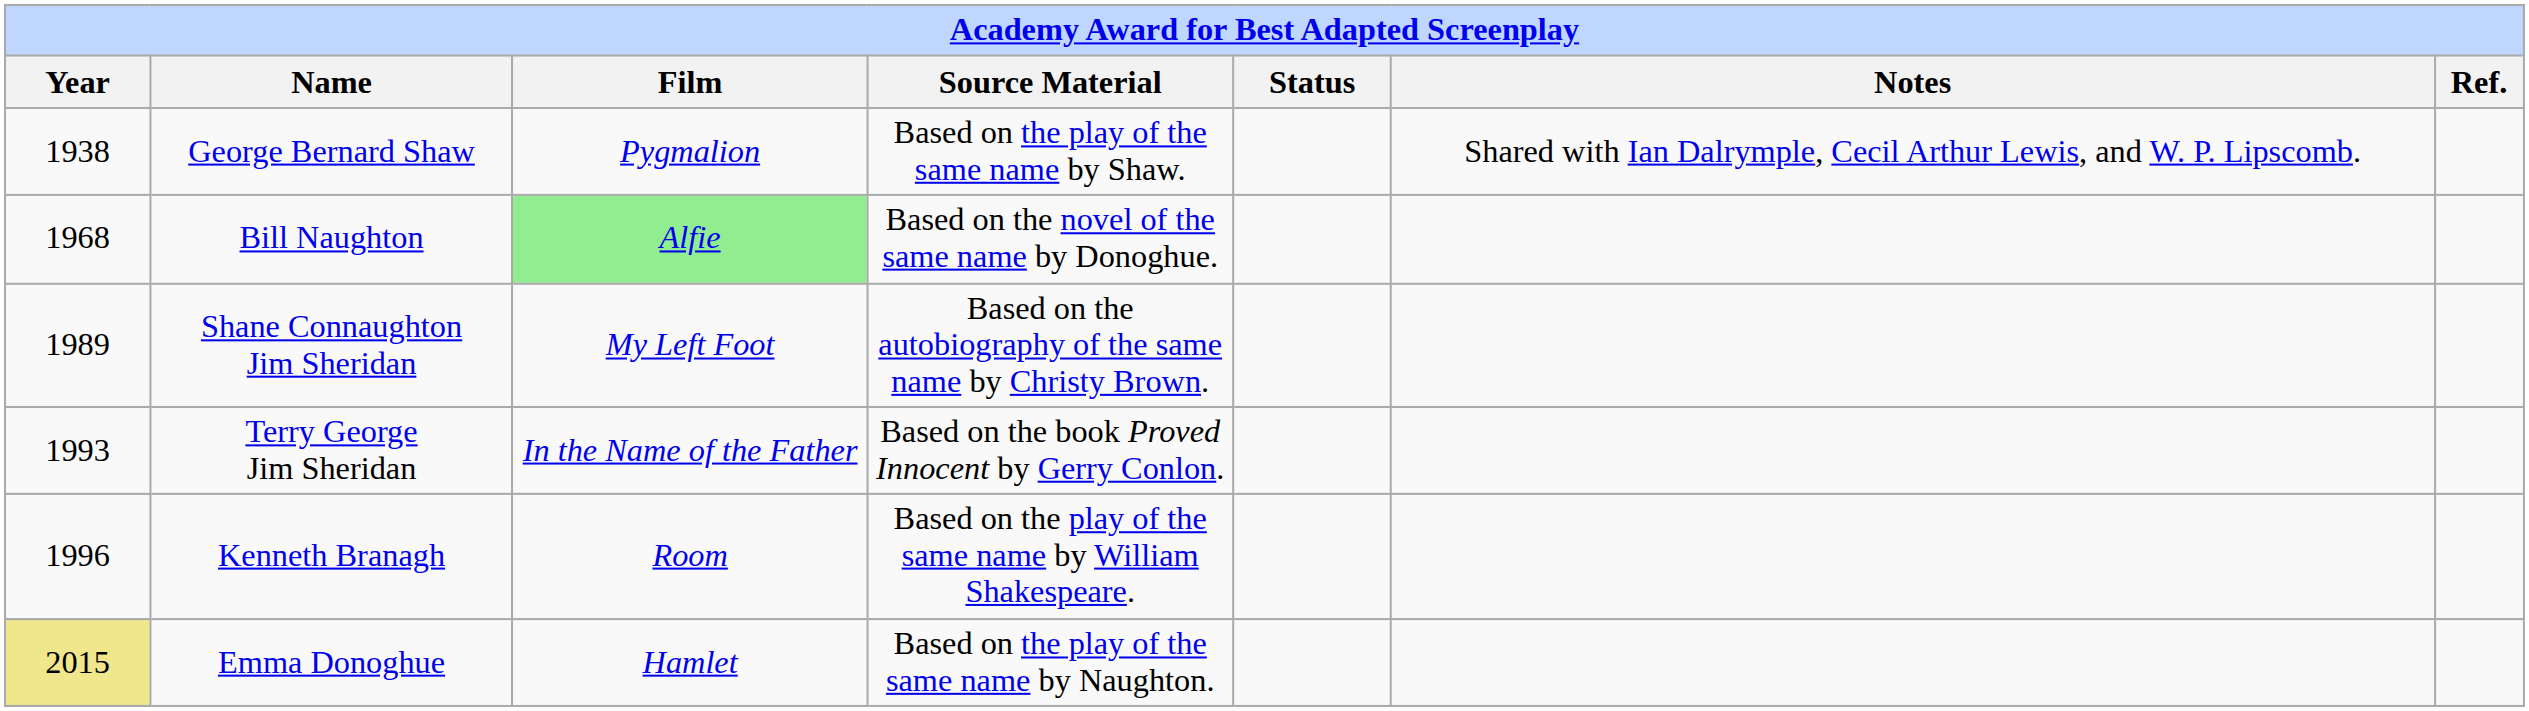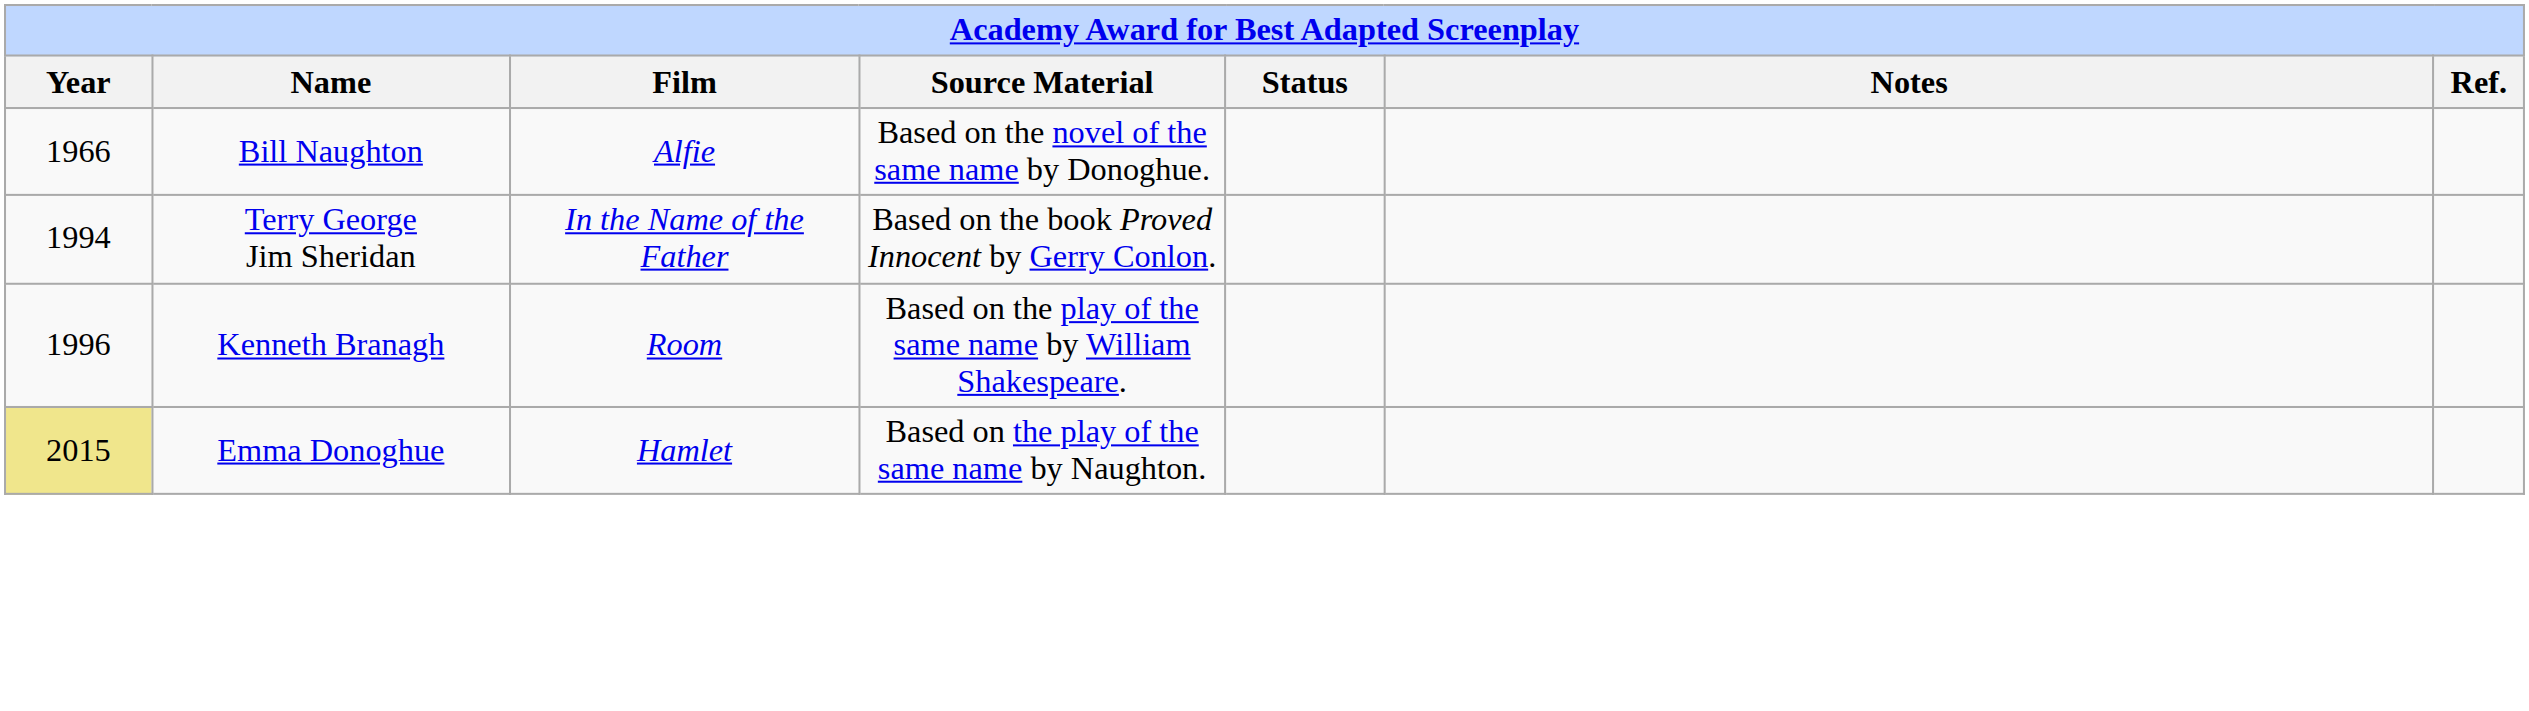- row: (332, 150)
(78, 238) 1968 -> (78, 150) 1966
(690, 238) lightgreen background -> (685, 150) no background
- row: (332, 344)
(78, 450) 1993 -> (78, 238) 1994
